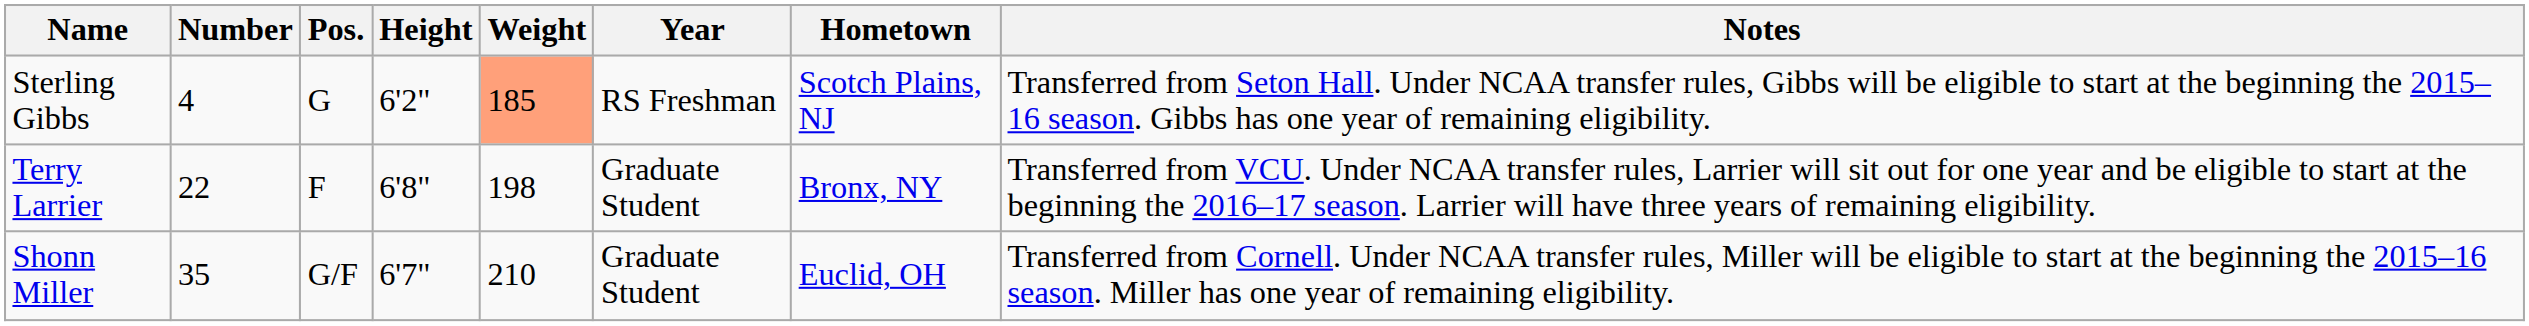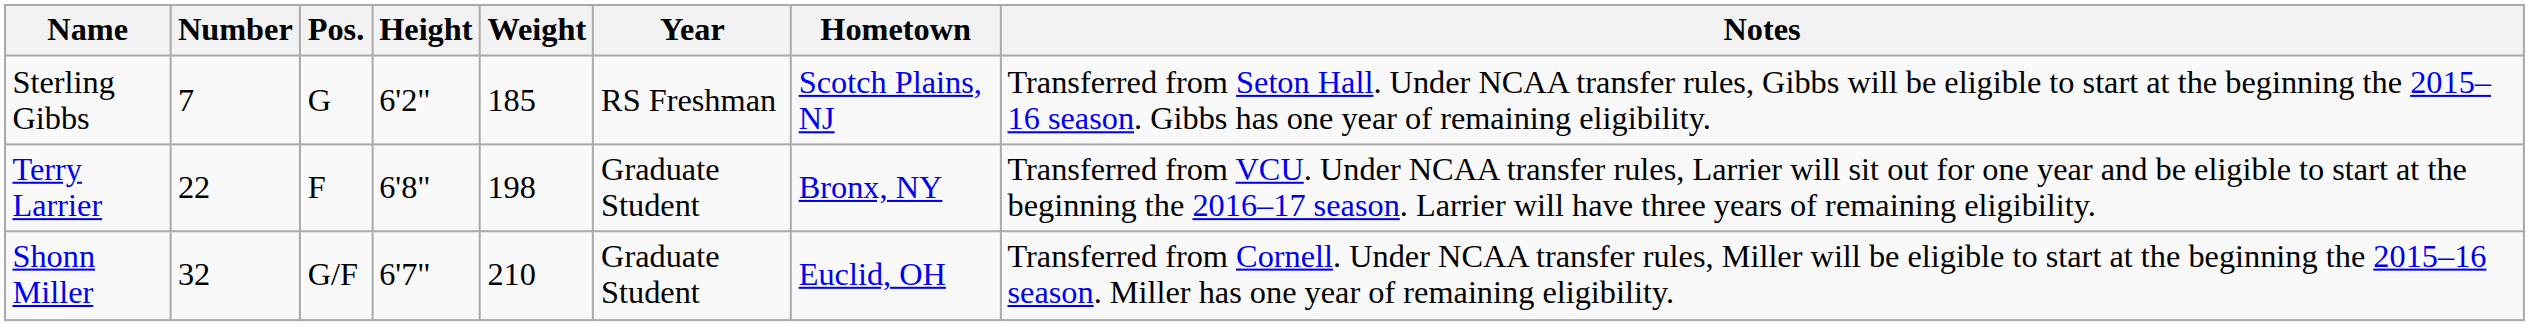(186, 99) 4 -> (186, 99) 7
(512, 99) lightsalmon background -> (512, 99) no background
(194, 274) 35 -> (194, 274) 32
